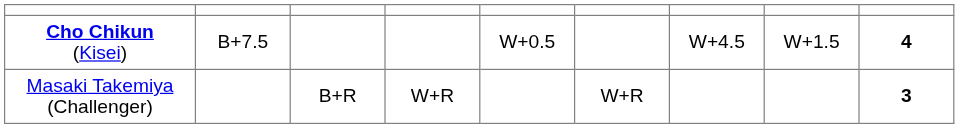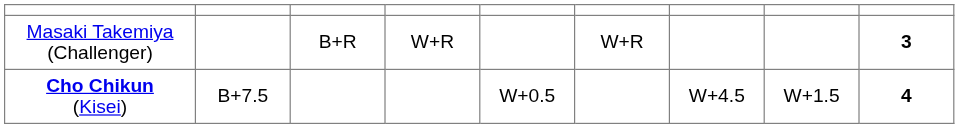rows swapped: (100, 42) <-> (100, 96)
